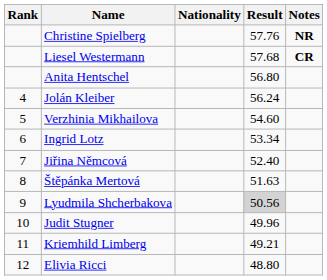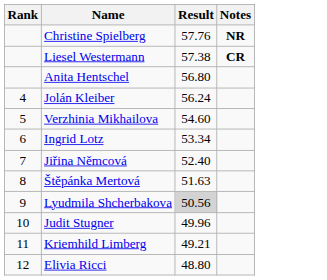- column: (209, 14)
(265, 56) 57.68 -> (196, 56) 57.38
